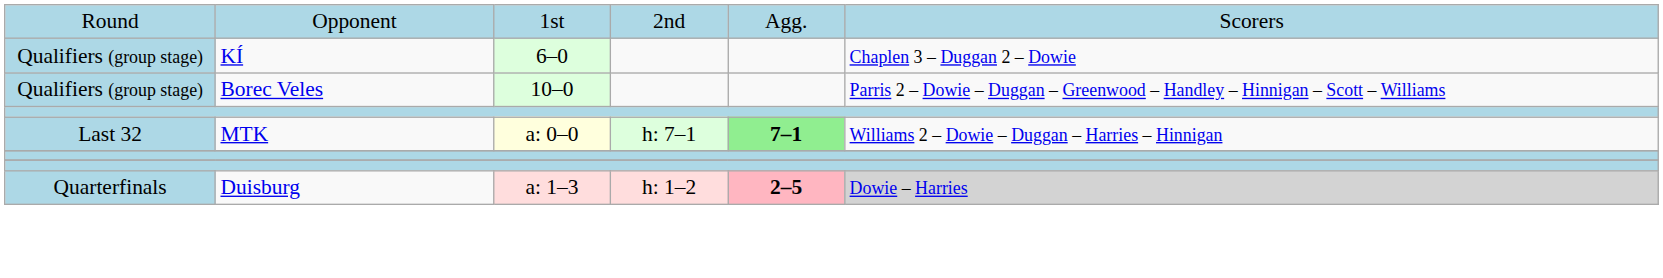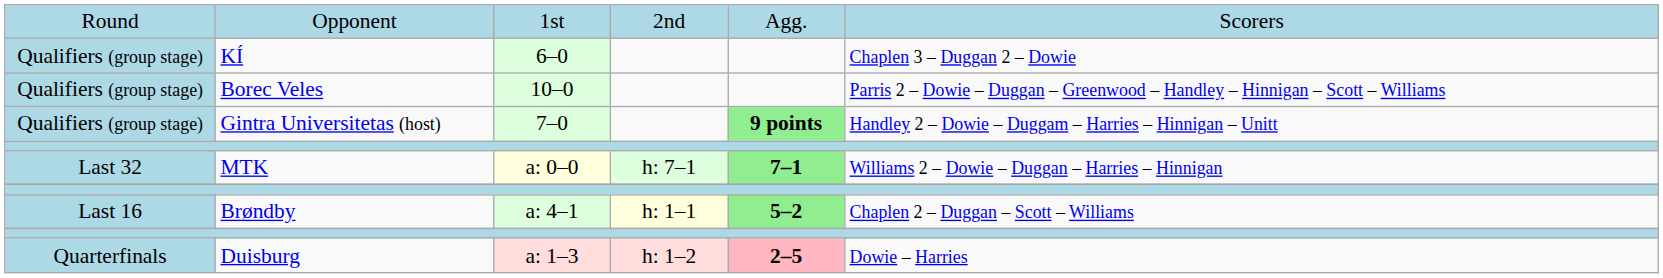+ row: (331, 123)
+ row: (258, 211)
(909, 188) lightgrey background -> (909, 256) no background
